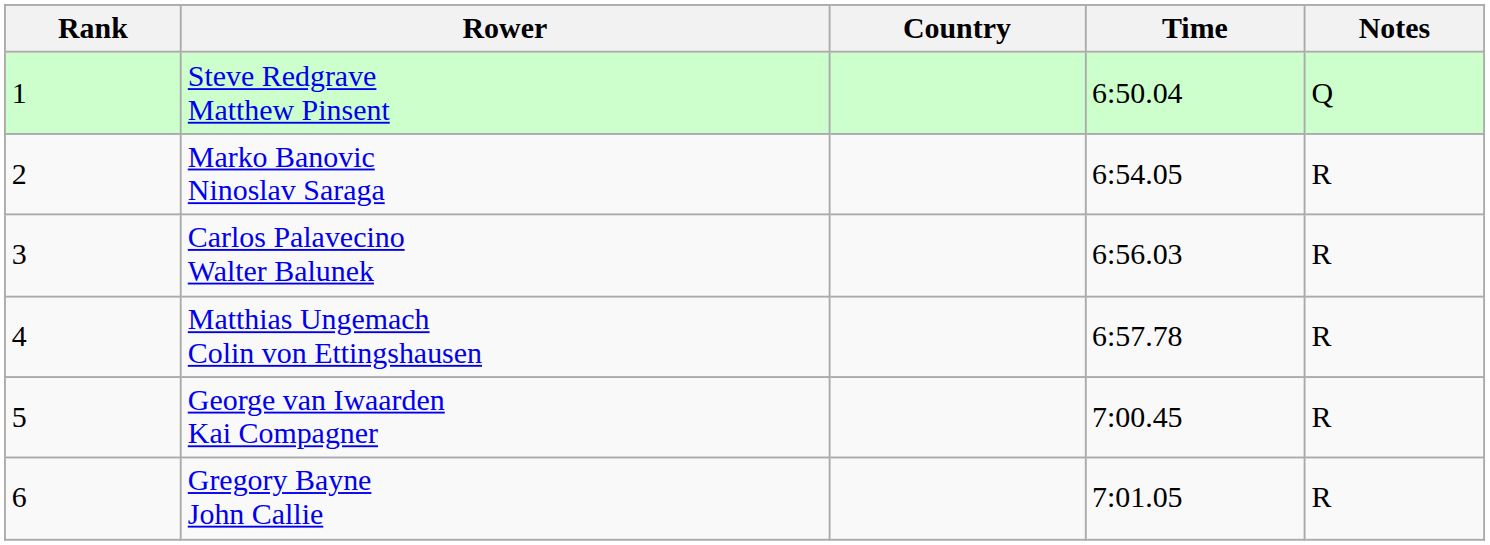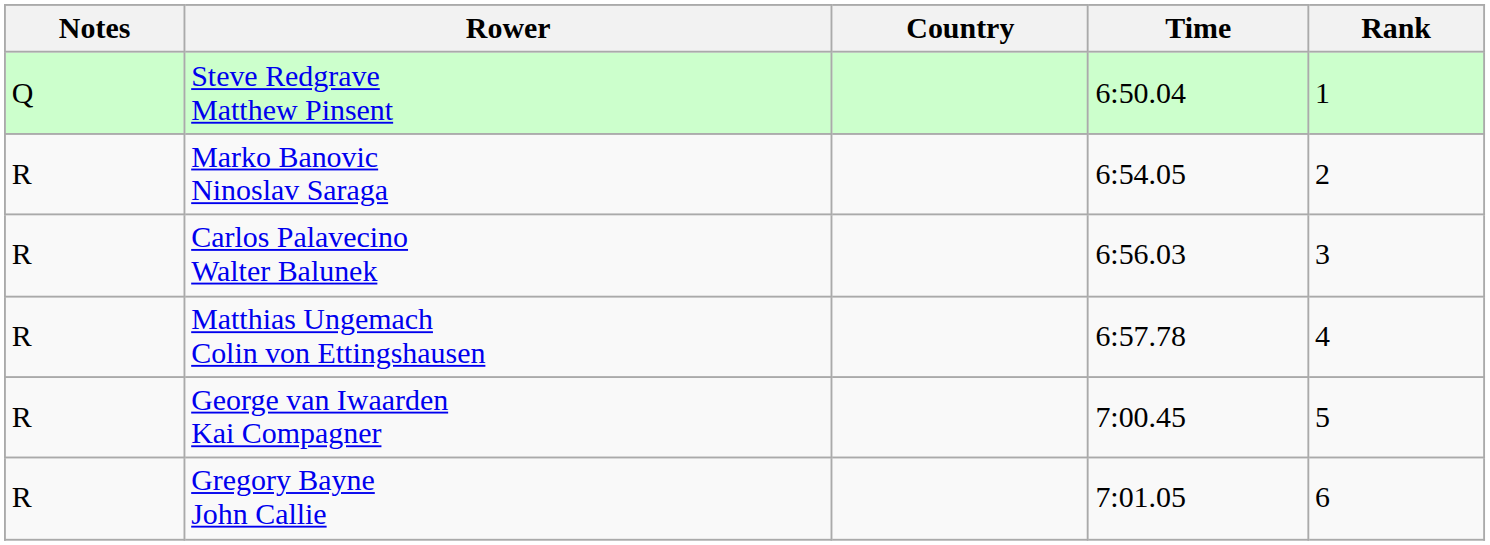columns swapped: (93, 28) <-> (1394, 28)
